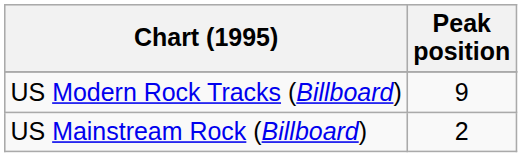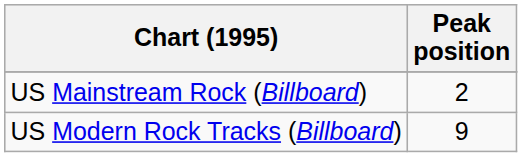rows swapped: (189, 131) <-> (206, 91)
